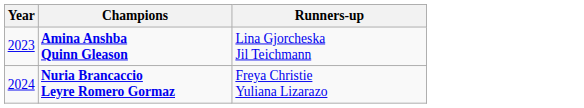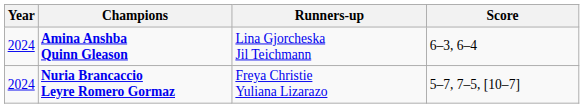+ column: (503, 16)
(21, 46) 2023 -> (21, 46) 2024
